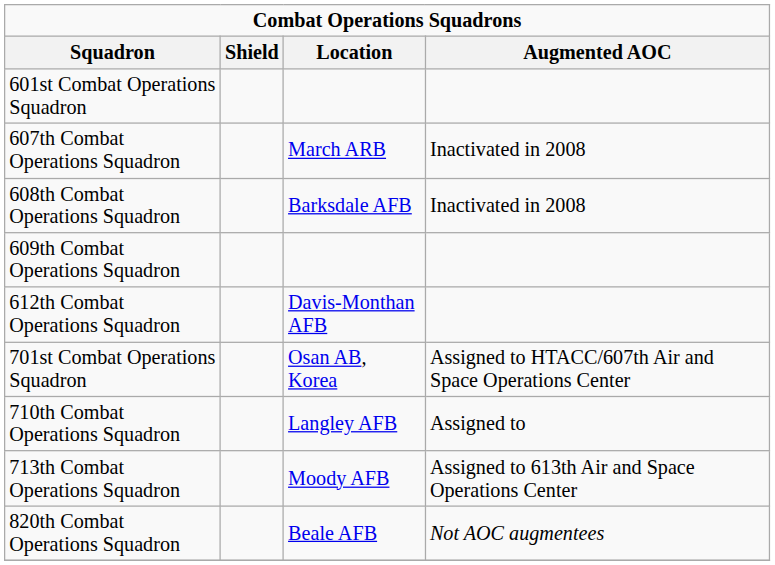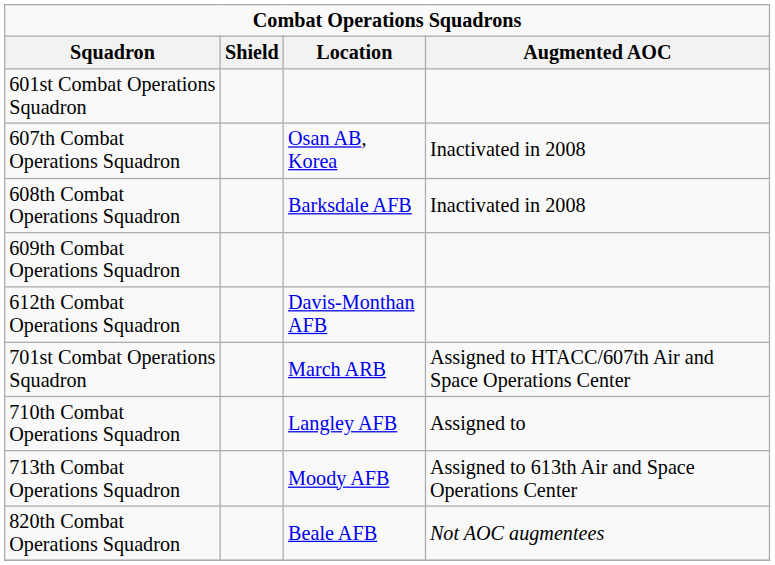(337, 150) March ARB -> (327, 150) Osan AB, Korea
(327, 369) Osan AB, Korea -> (337, 369) March ARB
